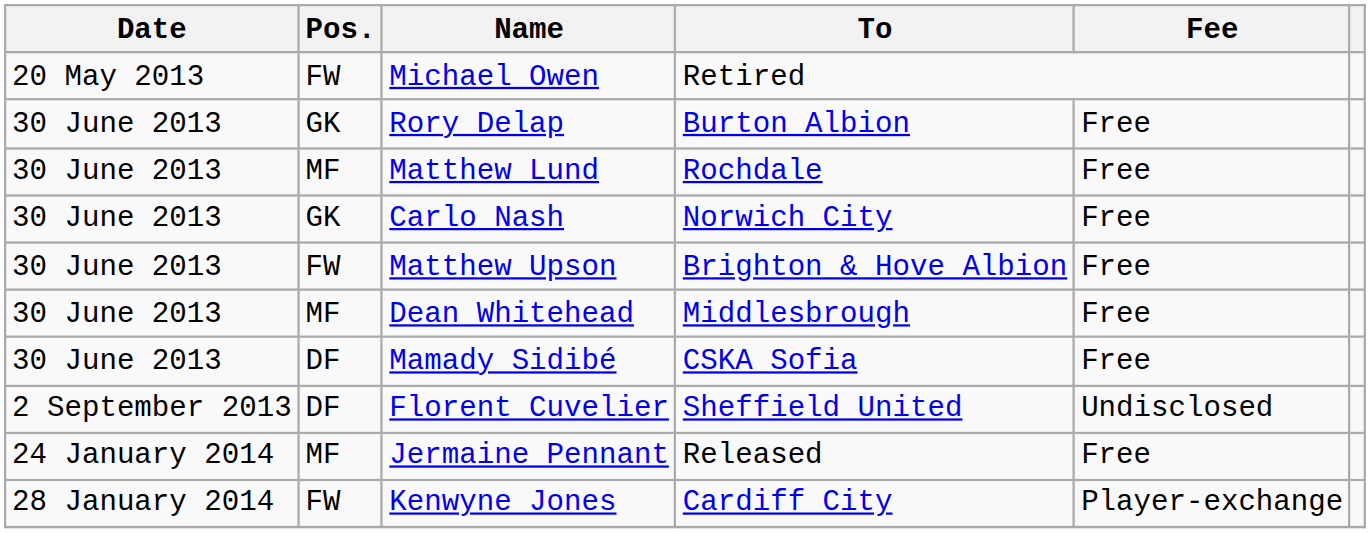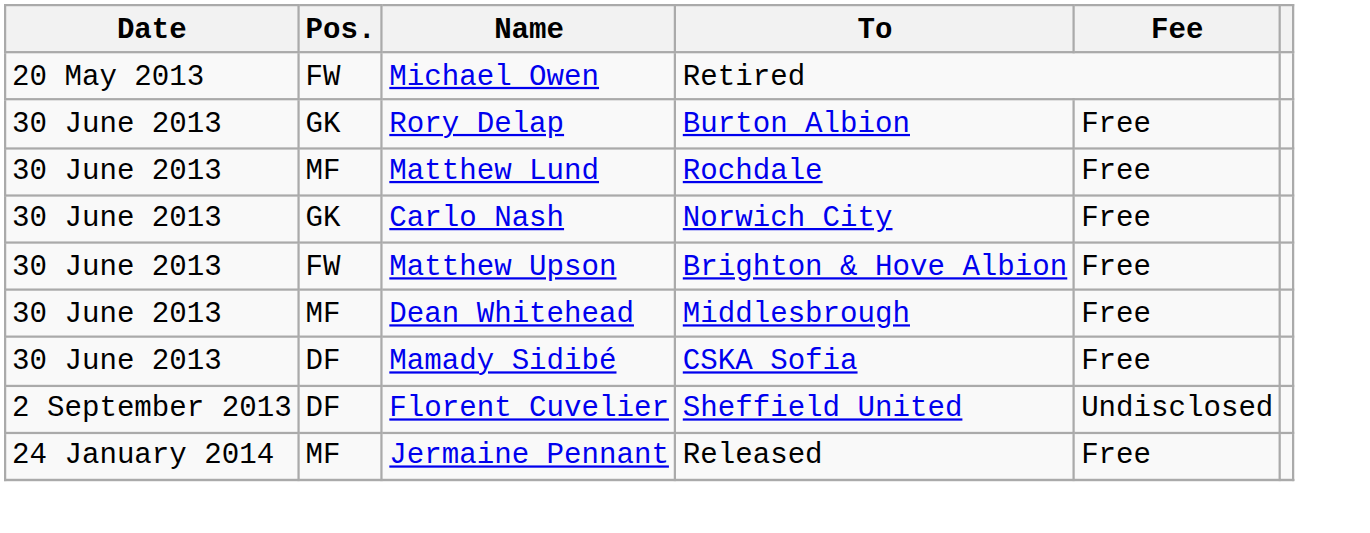- row: (503, 503)
